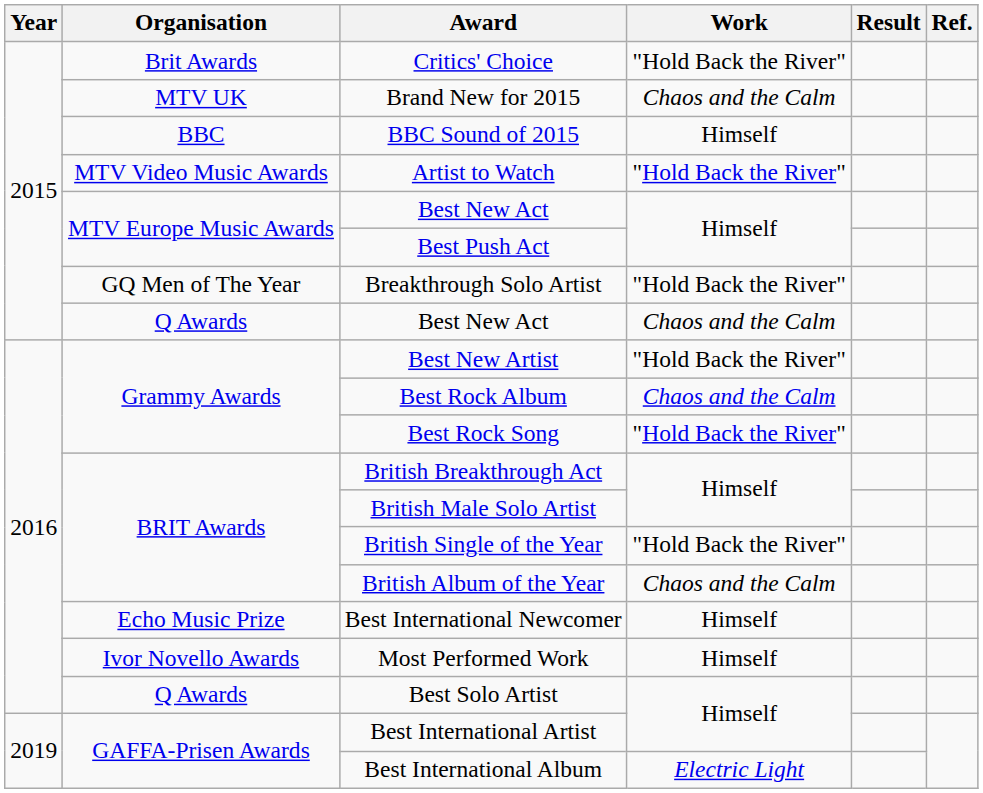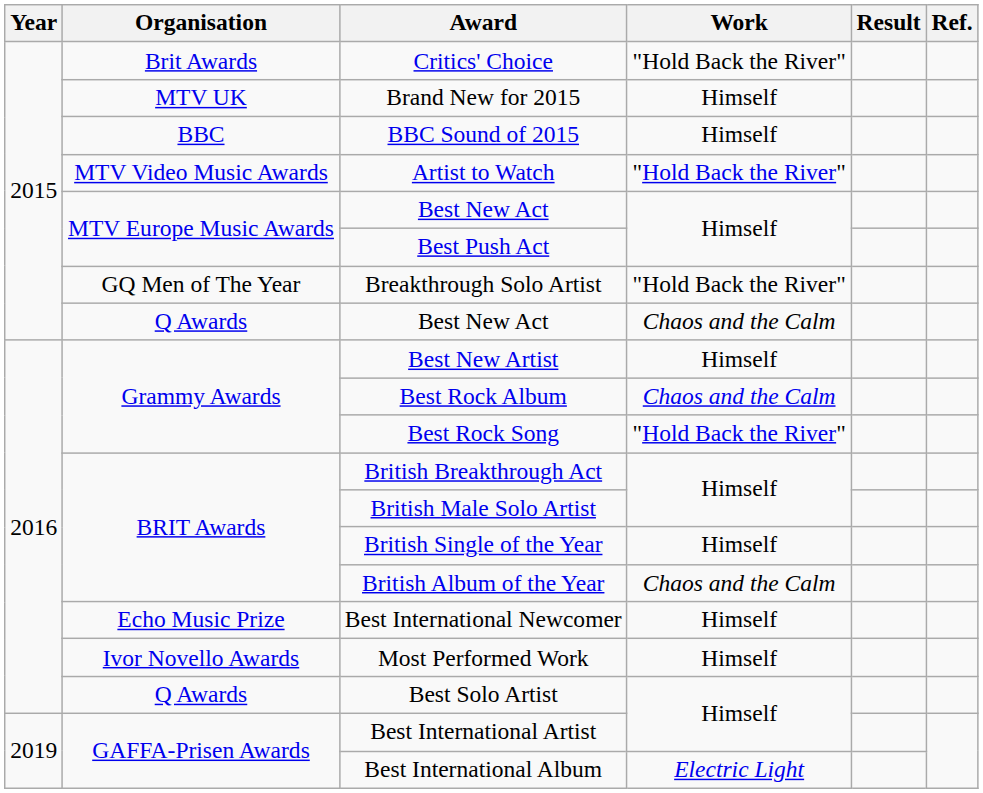(739, 97) Chaos and the Calm -> (739, 97) Himself
(739, 358) "Hold Back the River" -> (739, 358) Himself
(739, 545) "Hold Back the River" -> (739, 545) Himself
